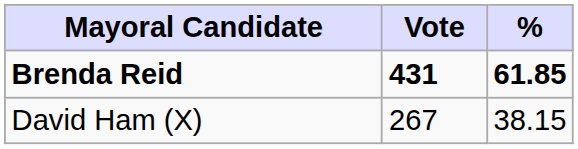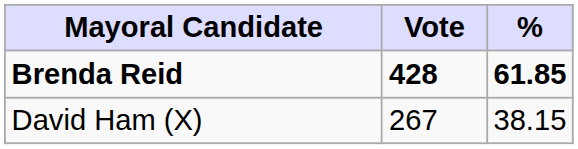(413, 73) 431 -> (413, 73) 428
